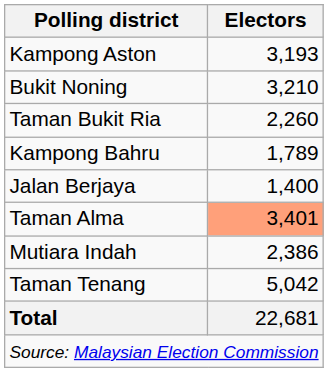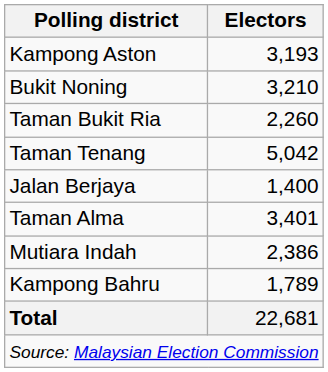rows swapped: (85, 152) <-> (77, 284)
(293, 218) lightsalmon background -> (293, 218) no background
